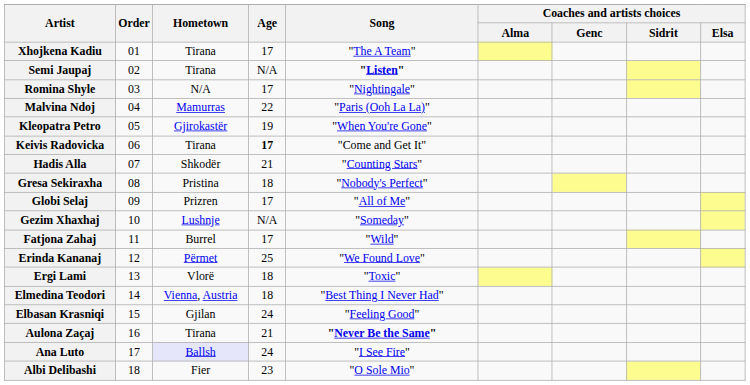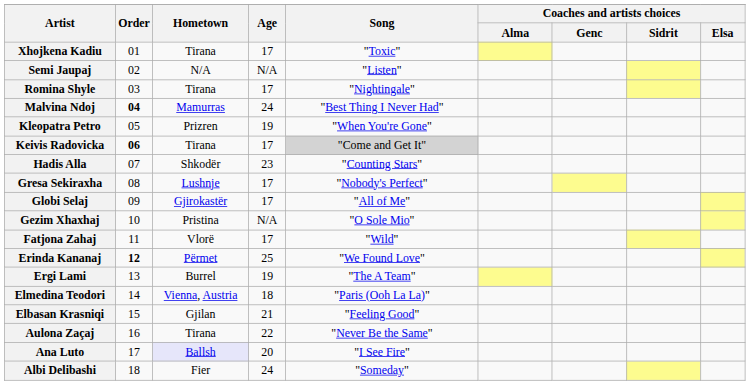(382, 51) "The A Team" -> (382, 51) "Toxic"
(201, 70) Tirana -> (201, 70) N/A
(382, 70) bold -> (382, 70) normal
(201, 88) N/A -> (201, 88) Tirana
(134, 107) normal -> (134, 107) bold
(267, 107) 22 -> (267, 107) 24
(382, 107) "Paris (Ooh La La)" -> (382, 107) "Best Thing I Never Had"
(201, 126) Gjirokastër -> (201, 126) Prizren
(134, 145) normal -> (134, 145) bold
(267, 145) bold -> (267, 145) normal
(382, 145) no background -> (382, 145) lightgrey background
(267, 164) 21 -> (267, 164) 23
(201, 182) Pristina -> (201, 182) Lushnje
(267, 182) 18 -> (267, 182) 17
(201, 201) Prizren -> (201, 201) Gjirokastër
(201, 220) Lushnje -> (201, 220) Pristina
(382, 220) "Someday" -> (382, 220) "O Sole Mio"
(201, 239) Burrel -> (201, 239) Vlorë
(134, 257) normal -> (134, 257) bold
(201, 276) Vlorë -> (201, 276) Burrel
(267, 276) 18 -> (267, 276) 19
(382, 276) "Toxic" -> (382, 276) "The A Team"
(382, 295) "Best Thing I Never Had" -> (382, 295) "Paris (Ooh La La)"
(267, 314) 24 -> (267, 314) 21
(267, 333) 21 -> (267, 333) 22
(382, 333) bold -> (382, 333) normal
(267, 351) 24 -> (267, 351) 20
(267, 370) 23 -> (267, 370) 24
(382, 370) "O Sole Mio" -> (382, 370) "Someday"
